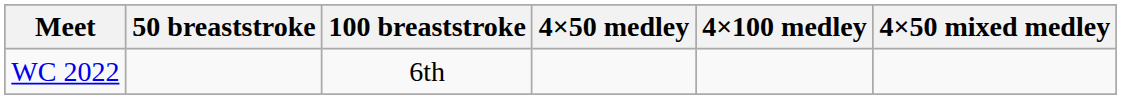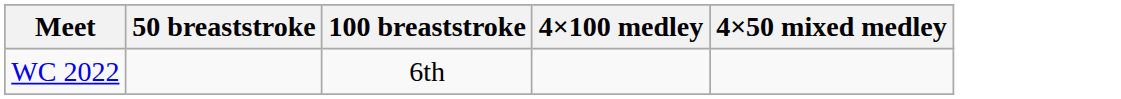- column: (614, 26)
